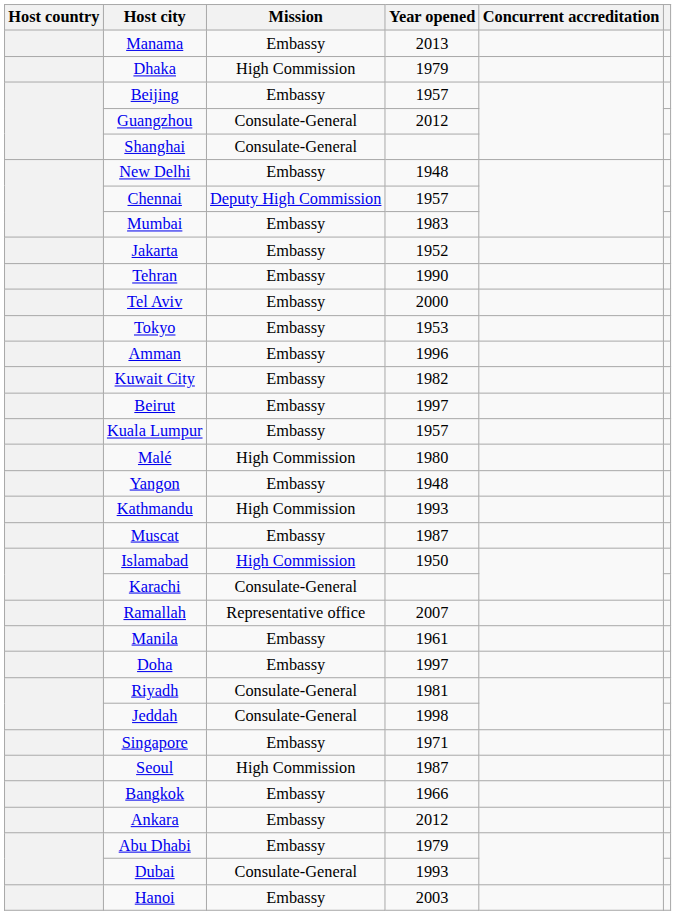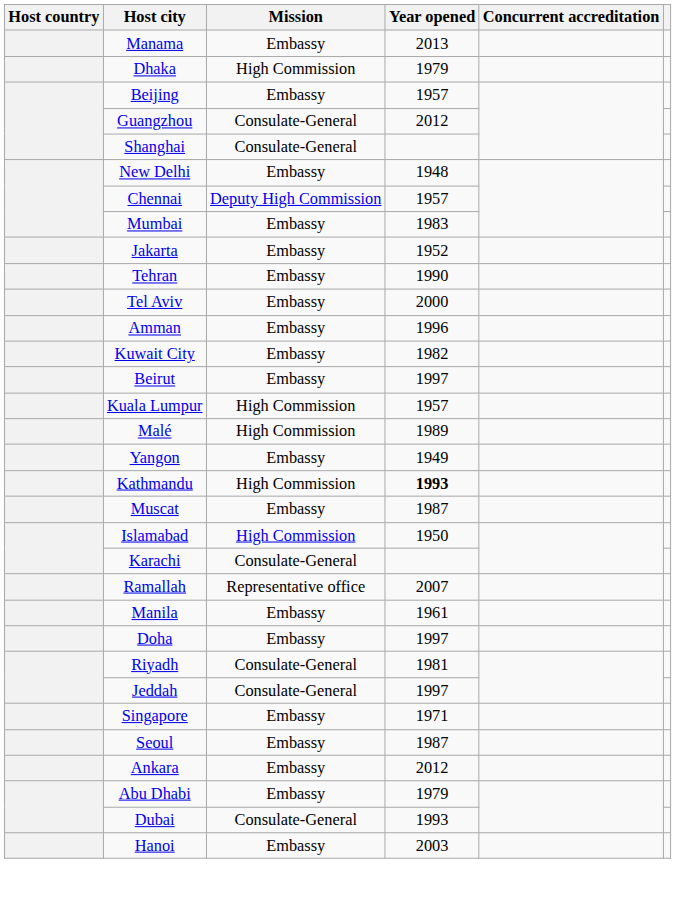- row: (155, 328)
(296, 431) Embassy -> (296, 405) High Commission
(432, 457) 1980 -> (432, 431) 1989
(432, 483) 1948 -> (432, 457) 1949
(432, 509) normal -> (432, 483) bold
(432, 716) 1998 -> (432, 690) 1997
(296, 768) High Commission -> (296, 742) Embassy
- row: (155, 793)
